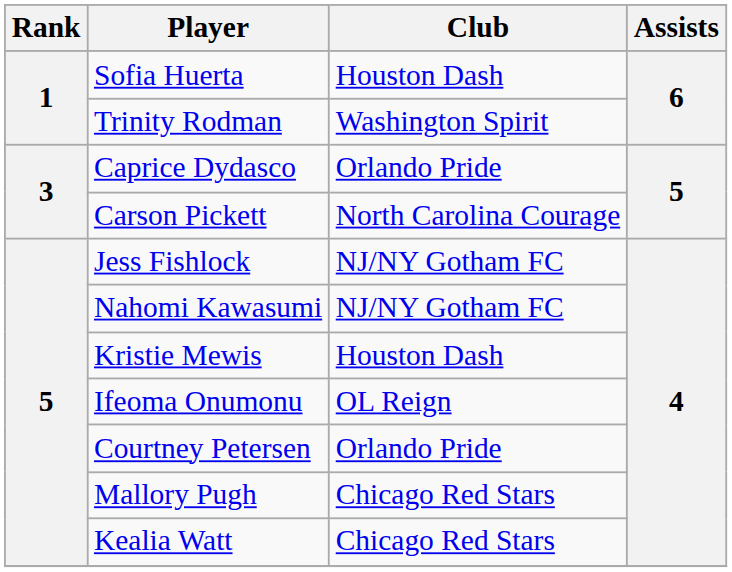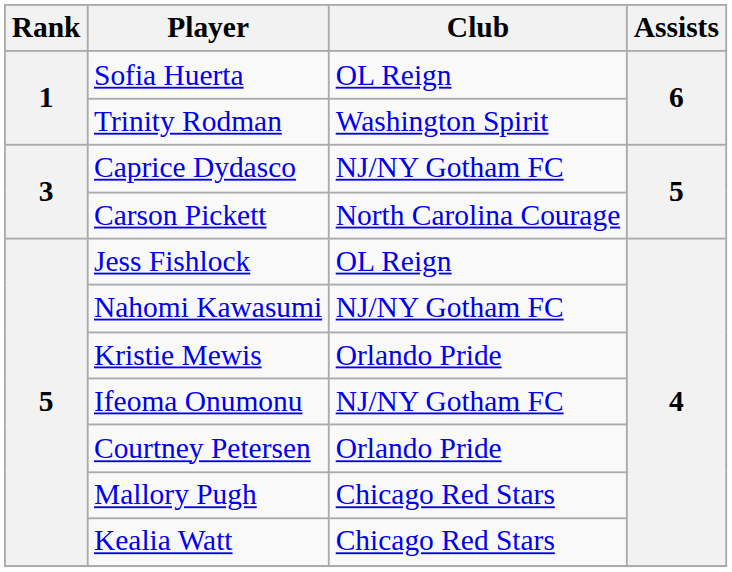(420, 74) Houston Dash -> (394, 74) OL Reign
(419, 167) Orlando Pride -> (450, 167) NJ/NY Gotham FC
(450, 261) NJ/NY Gotham FC -> (394, 261) OL Reign
(420, 354) Houston Dash -> (419, 354) Orlando Pride
(394, 401) OL Reign -> (450, 401) NJ/NY Gotham FC
